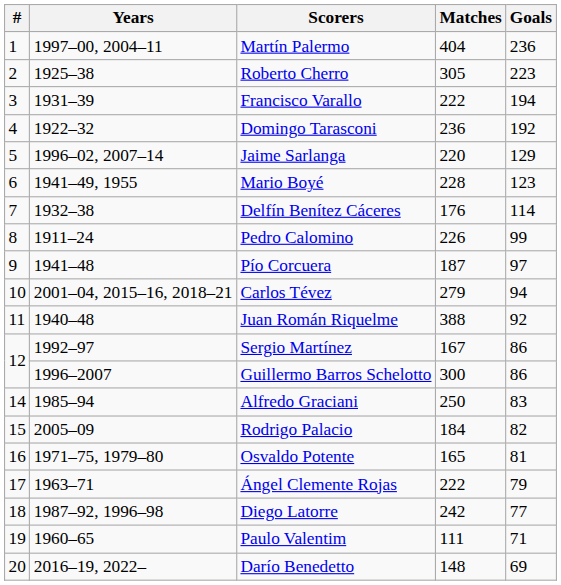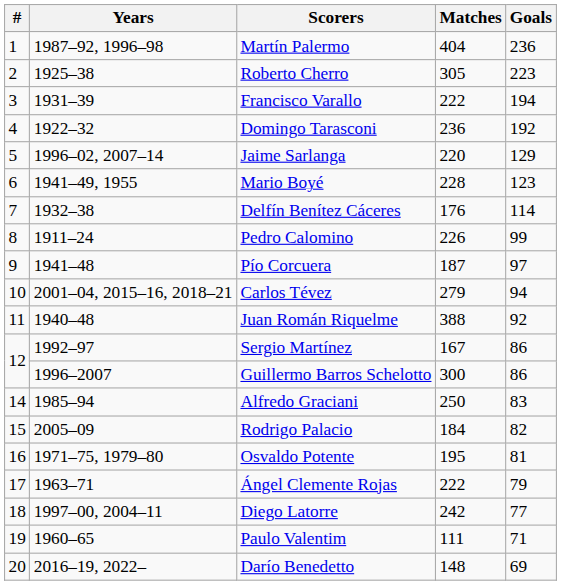(98, 45) 1997–00, 2004–11 -> (99, 45) 1987–92, 1996–98
(452, 456) 165 -> (452, 456) 195
(99, 511) 1987–92, 1996–98 -> (98, 511) 1997–00, 2004–11
